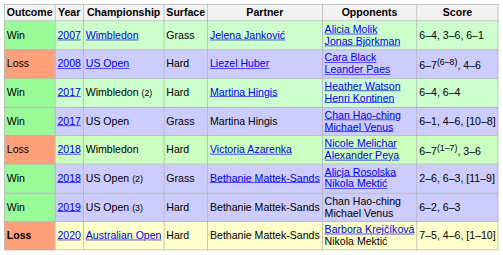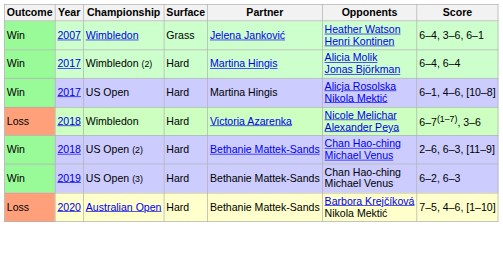(362, 35) Alicia Molik Jonas Björkman -> (363, 35) Heather Watson Henri Kontinen
- row: (69, 64)
(363, 92) Heather Watson Henri Kontinen -> (362, 64) Alicia Molik Jonas Björkman
(180, 121) Grass -> (178, 92) Hard
(363, 121) Chan Hao-ching Michael Venus -> (360, 92) Alicja Rosolska Nikola Mektić
(180, 178) Grass -> (178, 150) Hard
(360, 178) Alicja Rosolska Nikola Mektić -> (363, 150) Chan Hao-ching Michael Venus
(19, 235) bold -> (18, 207) normal
